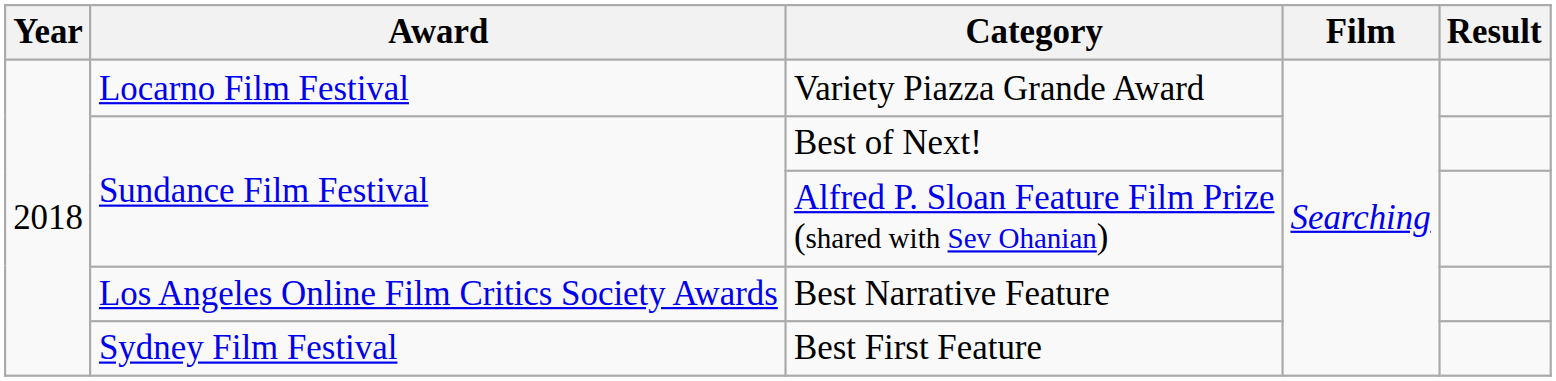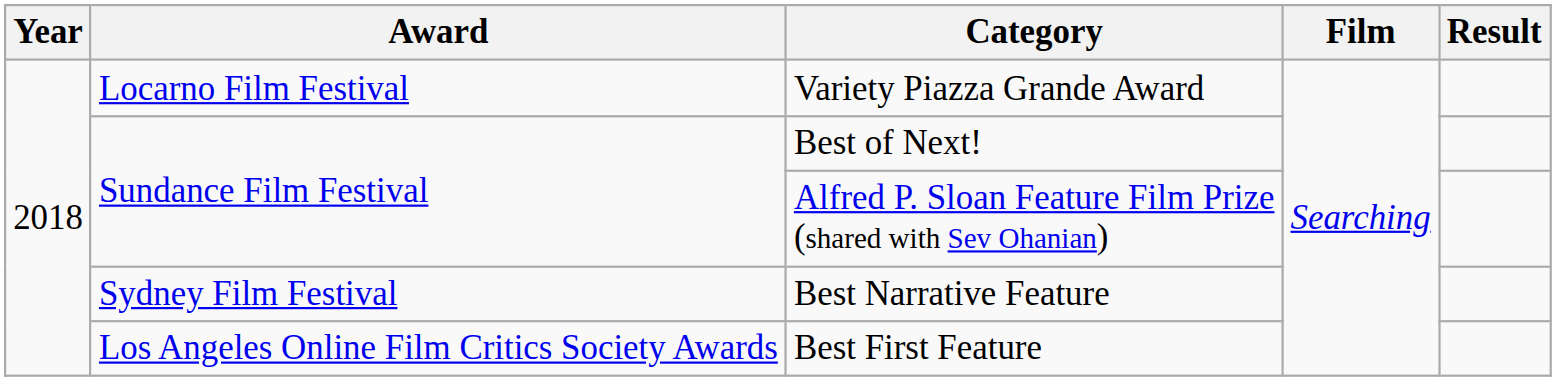(438, 292) Los Angeles Online Film Critics Society Awards -> (248, 292) Sydney Film Festival
(248, 347) Sydney Film Festival -> (438, 347) Los Angeles Online Film Critics Society Awards
